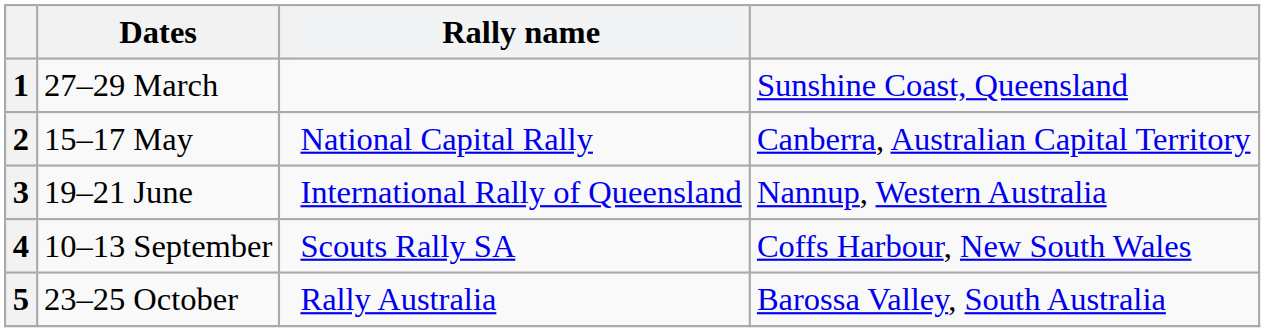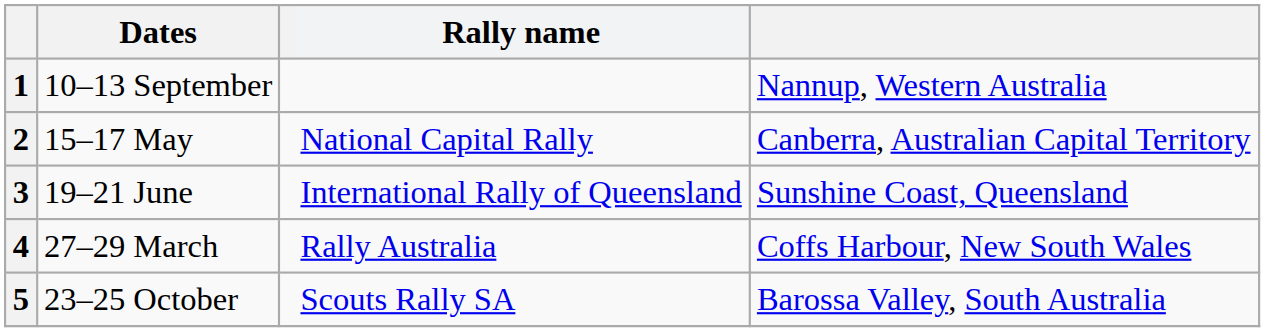(131, 85) 27–29 March -> (158, 85) 10–13 September
(942, 85) Sunshine Coast, Queensland -> (932, 85) Nannup, Western Australia
(932, 192) Nannup, Western Australia -> (942, 192) Sunshine Coast, Queensland
(158, 246) 10–13 September -> (131, 246) 27–29 March
(408, 246) Scouts Rally SA -> (398, 246) Rally Australia
(398, 299) Rally Australia -> (408, 299) Scouts Rally SA
